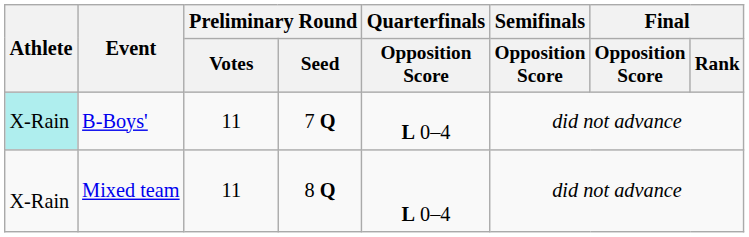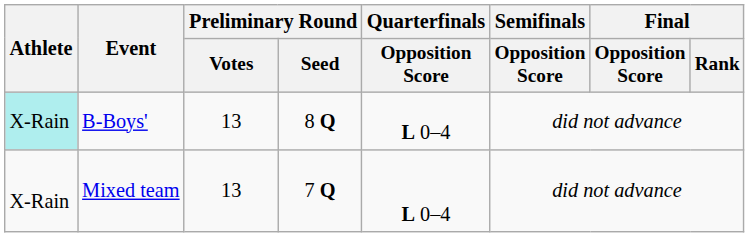(231, 121) 11 -> (231, 121) 13
(320, 121) 7 Q -> (320, 121) 8 Q
(231, 190) 11 -> (231, 190) 13
(320, 190) 8 Q -> (320, 190) 7 Q
